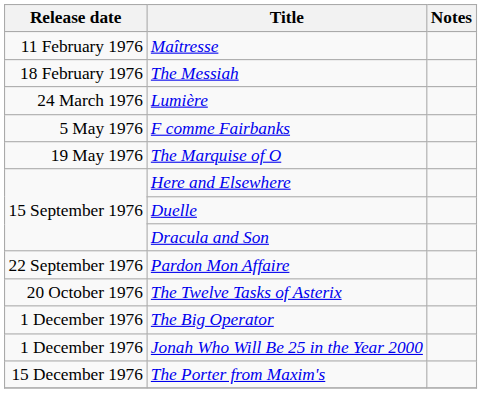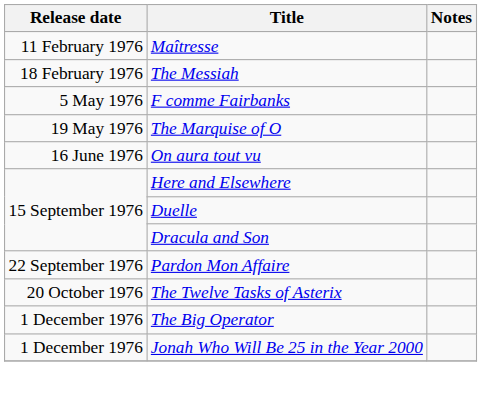- row: (179, 100)
+ row: (206, 155)
- row: (238, 374)
